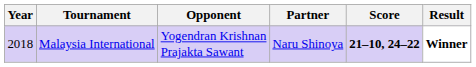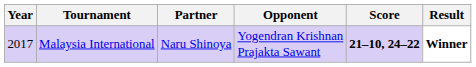columns swapped: (308, 15) <-> (214, 15)
(20, 44) 2018 -> (20, 44) 2017
